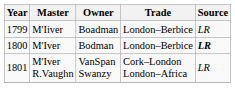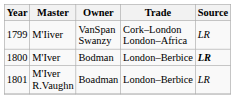(98, 29) Boadman -> (97, 35) VanSpan Swanzy
(158, 29) London–Berbice -> (155, 35) Cork–London London–Africa
(97, 68) VanSpan Swanzy -> (98, 79) Boadman
(155, 68) Cork–London London–Africa -> (158, 79) London–Berbice
